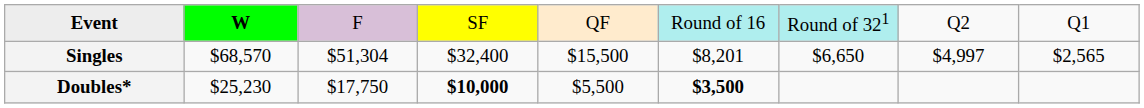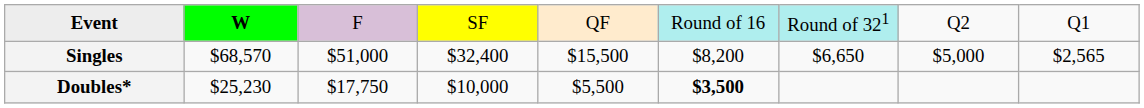(358, 56) $51,304 -> (358, 56) $51,000
(718, 56) $8,201 -> (718, 56) $8,200
(958, 56) $4,997 -> (958, 56) $5,000
(478, 87) bold -> (478, 87) normal
